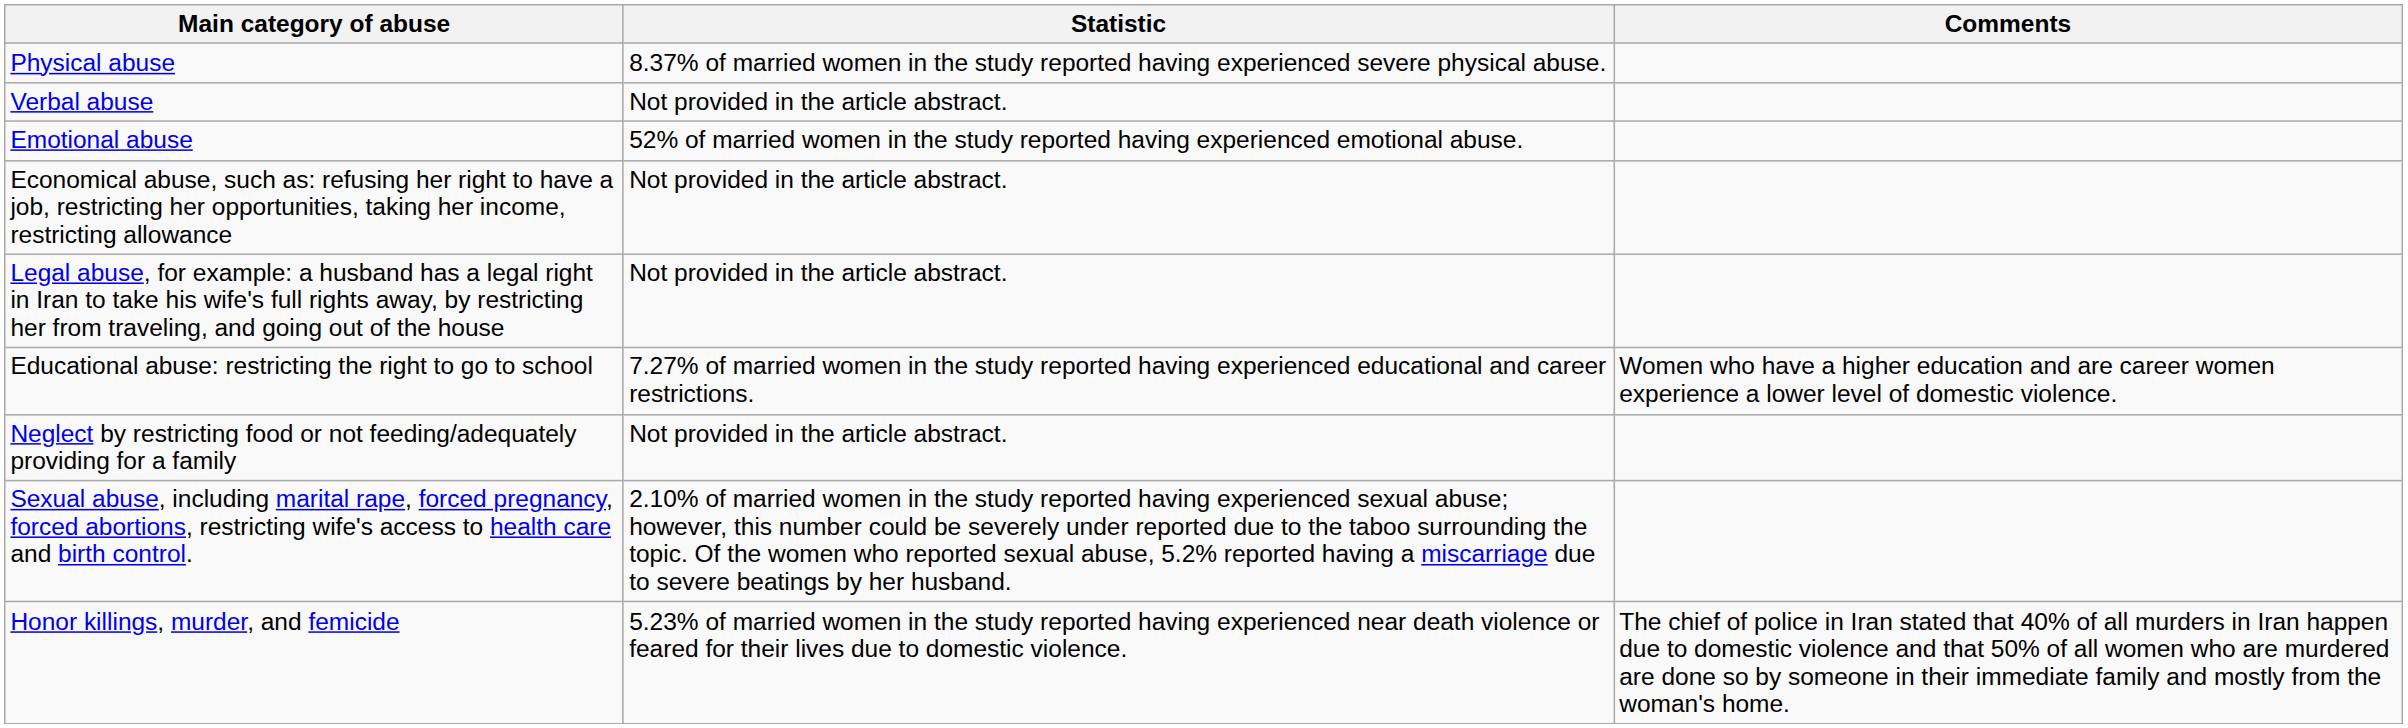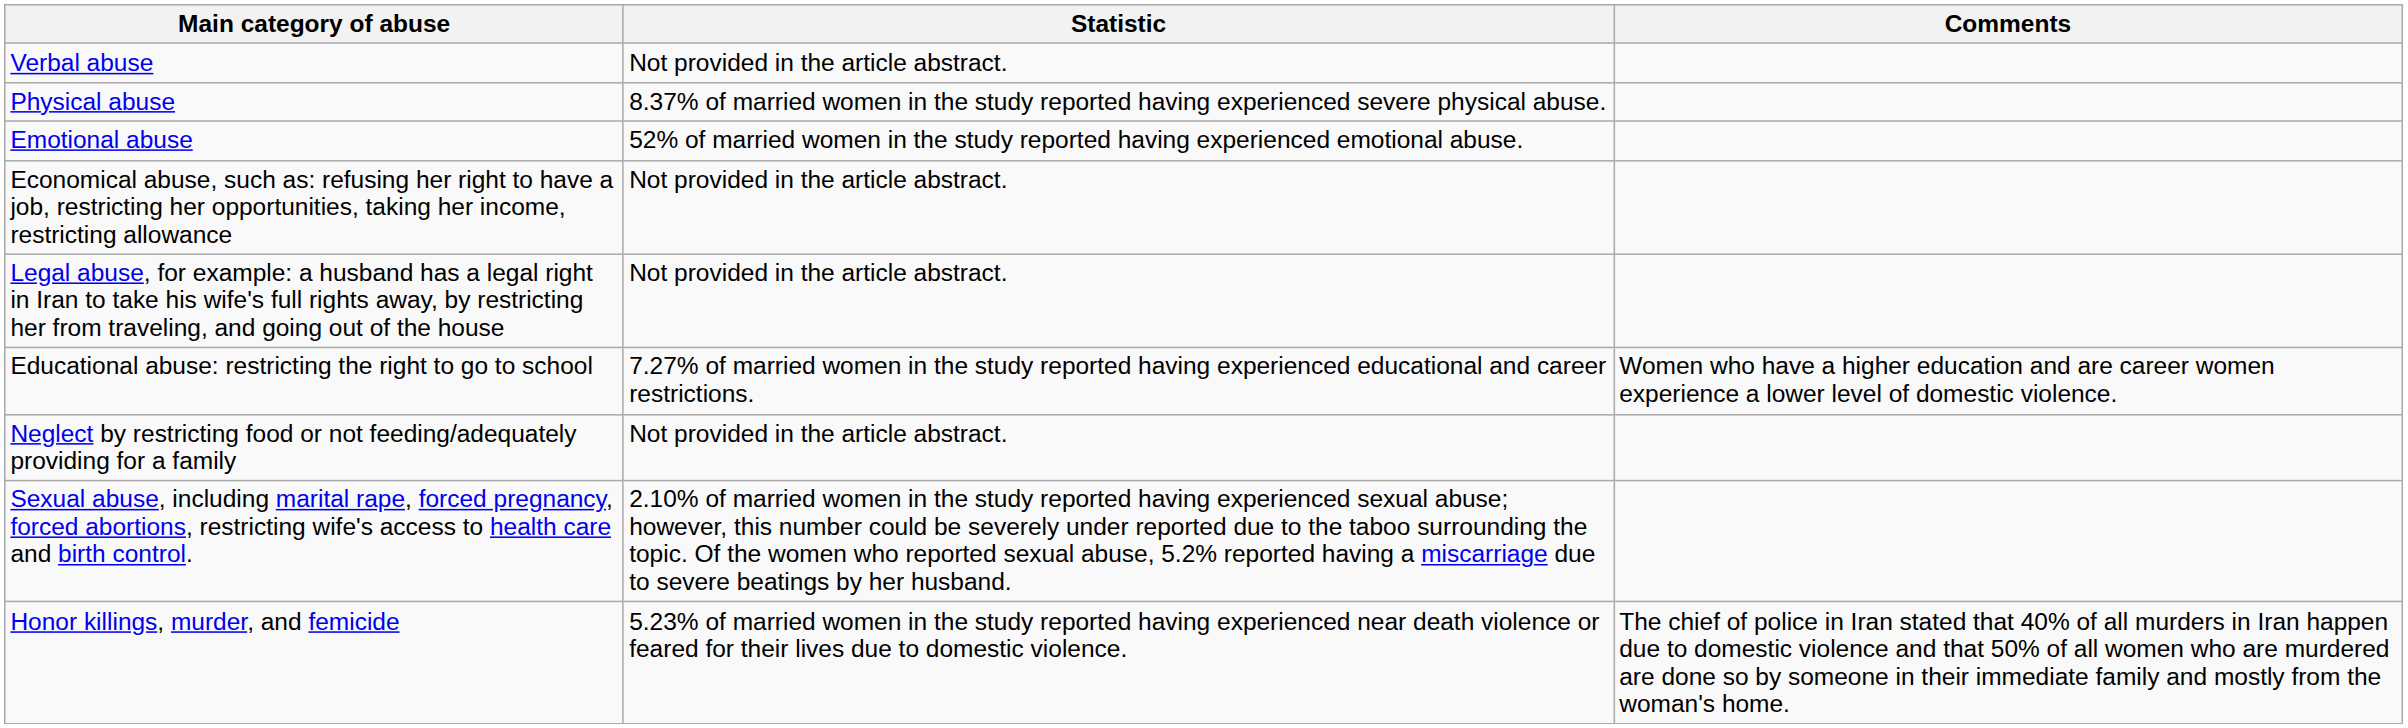rows swapped: (82, 101) <-> (93, 62)
